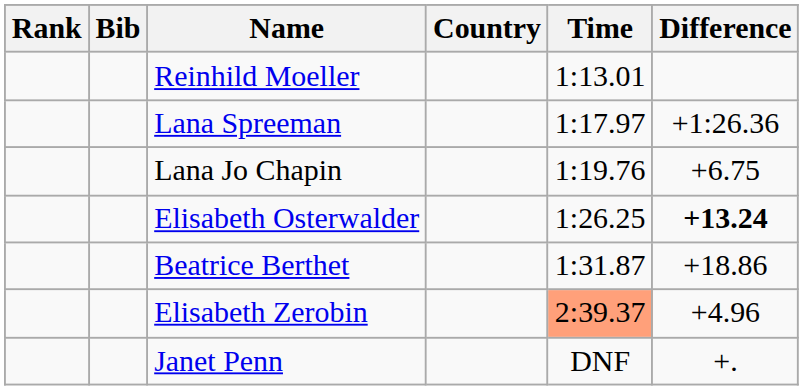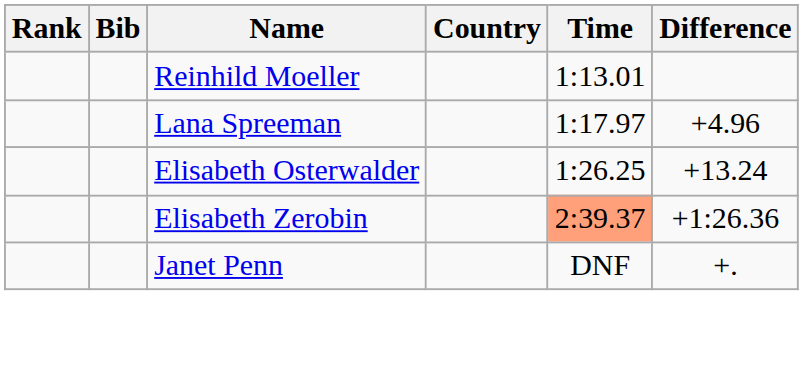(725, 123) +1:26.36 -> (725, 123) +4.96
- row: (248, 170)
(725, 218) bold -> (725, 170) normal
- row: (252, 265)
(725, 312) +4.96 -> (725, 218) +1:26.36
